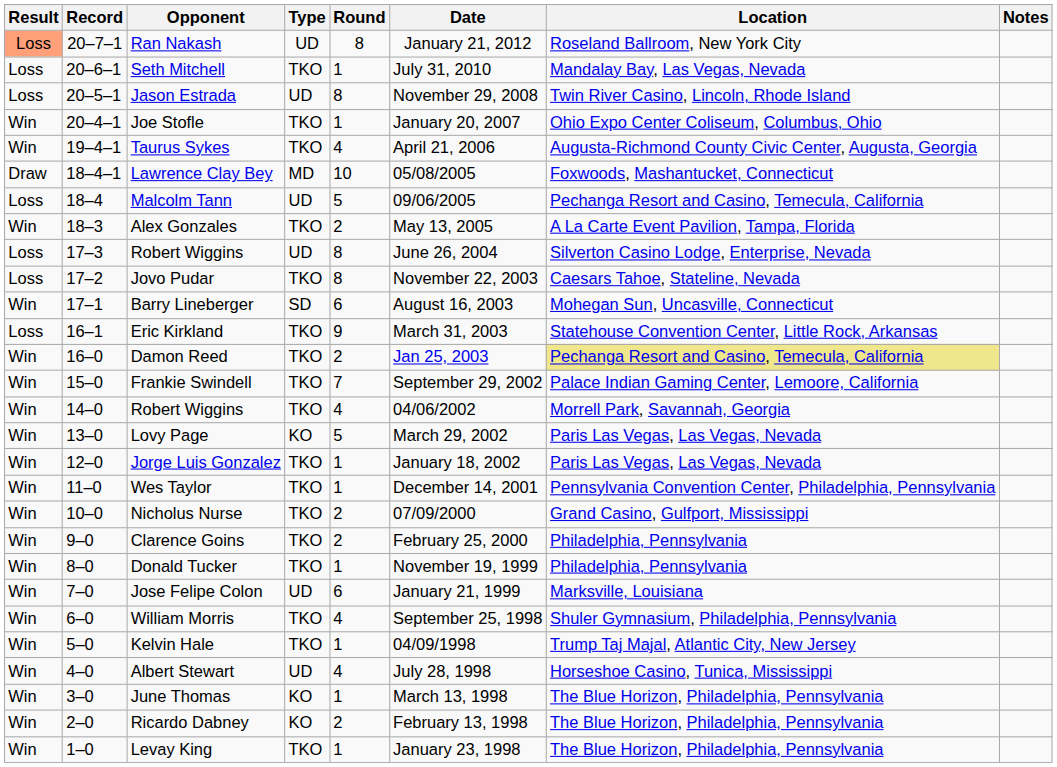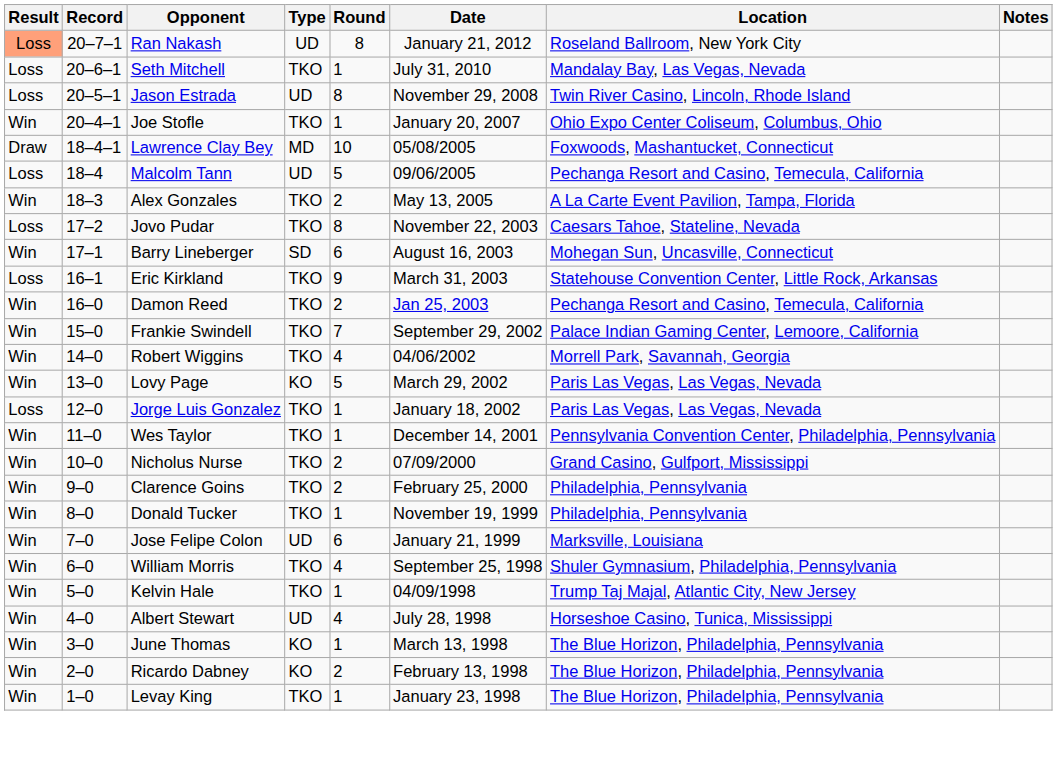- row: (94, 148)
- row: (85, 252)
(737, 357) khaki background -> (737, 305) no background
(23, 461) Win -> (26, 409) Loss
